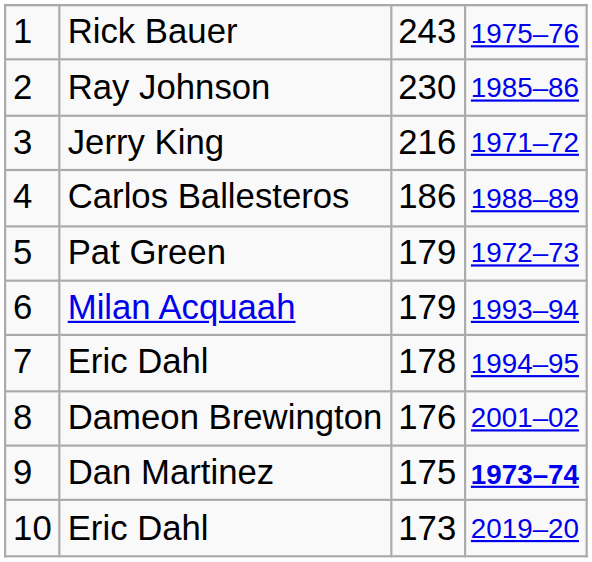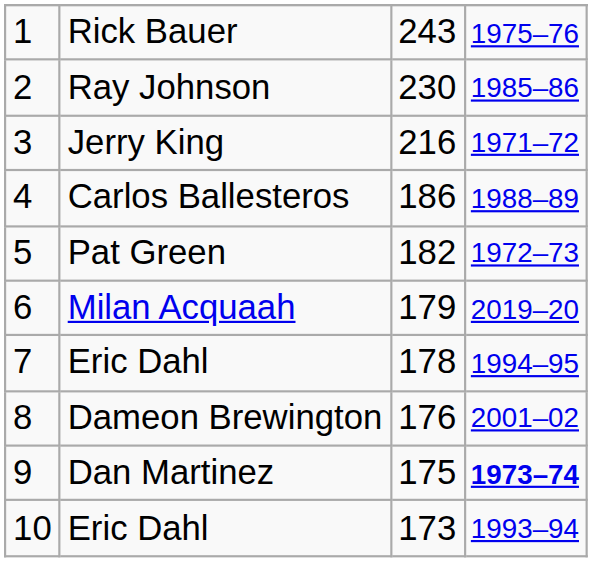(427, 252) 179 -> (427, 252) 182
(525, 308) 1993–94 -> (525, 308) 2019–20
(525, 528) 2019–20 -> (525, 528) 1993–94
